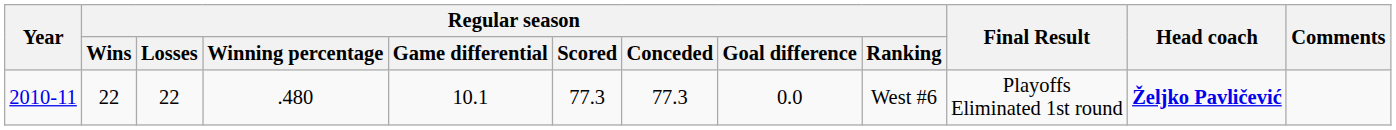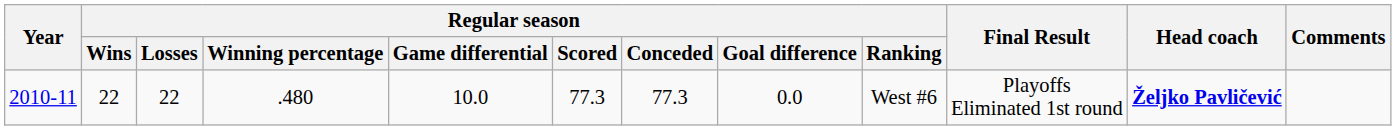(470, 97) 10.1 -> (470, 97) 10.0
